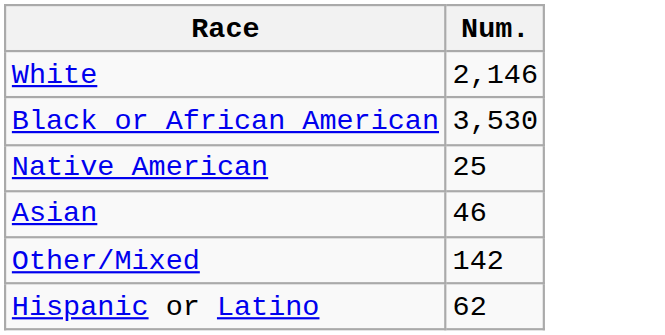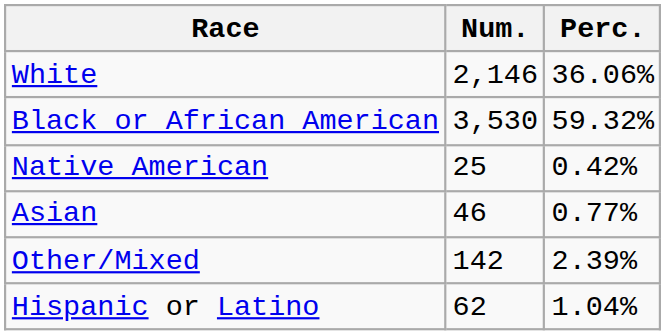+ column: (603, 28)
